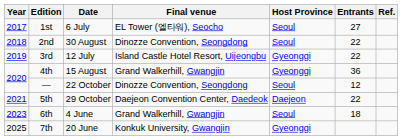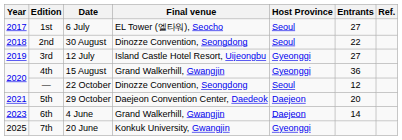(356, 57) 22 -> (356, 57) 27
(356, 100) 22 -> (356, 100) 20
(284, 114) Seoul -> (289, 114) Daejeon
(356, 114) 18 -> (356, 114) 14
